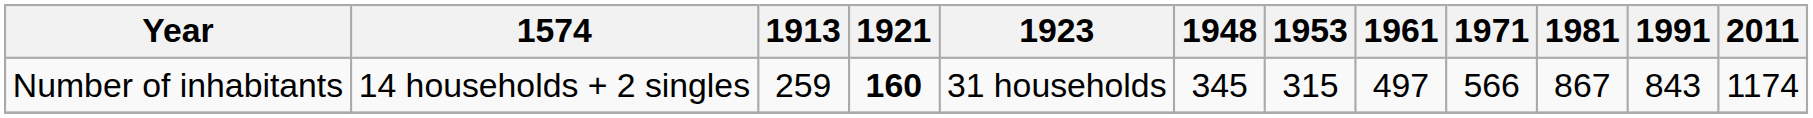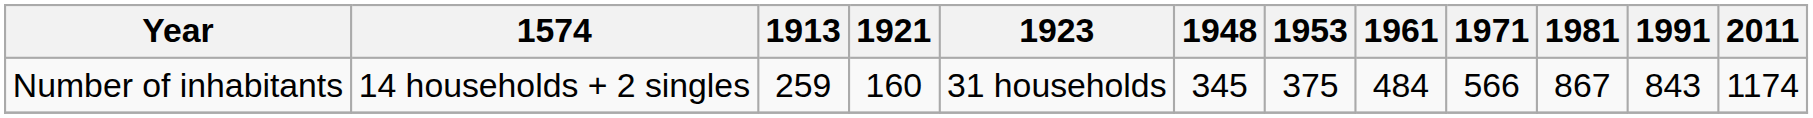(894, 84) bold -> (894, 84) normal
(1310, 84) 315 -> (1310, 84) 375
(1401, 84) 497 -> (1401, 84) 484
